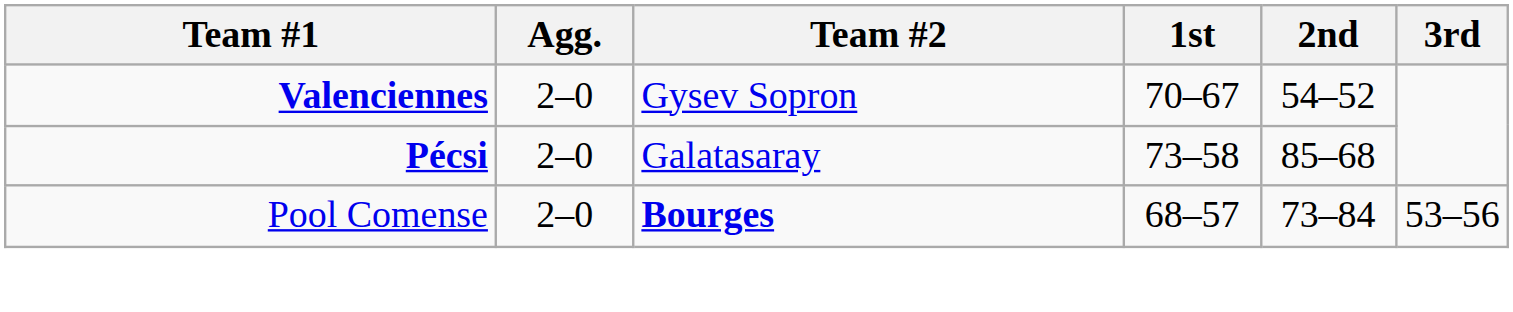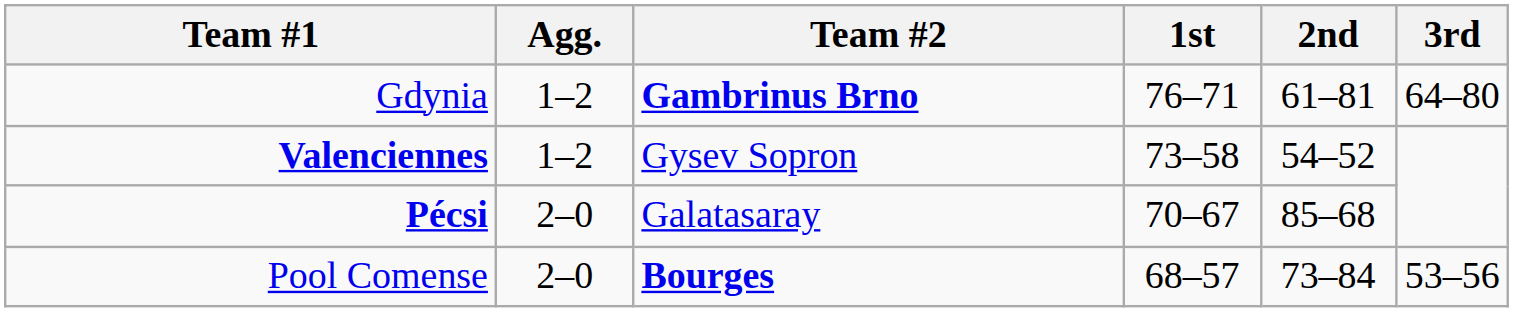+ row: (432, 94)
(565, 94) 2–0 -> (565, 154) 1–2
(1192, 94) 70–67 -> (1192, 154) 73–58
(1192, 154) 73–58 -> (1192, 214) 70–67
